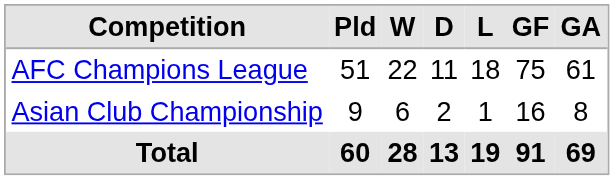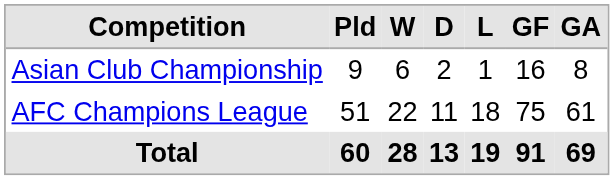rows swapped: (160, 70) <-> (167, 111)
